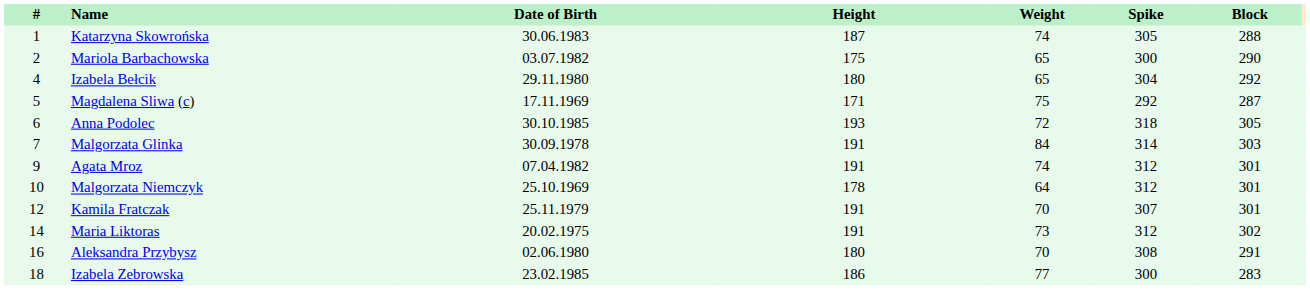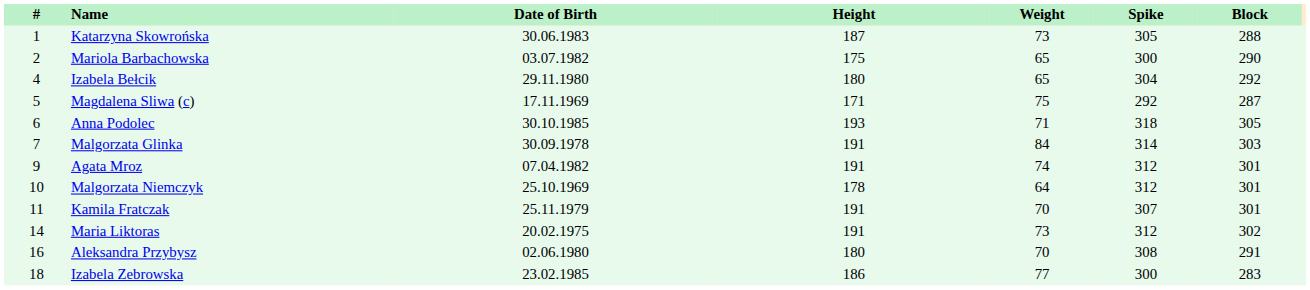(1042, 36) 74 -> (1042, 36) 73
(1042, 122) 72 -> (1042, 122) 71
(36, 209) 12 -> (36, 209) 11
